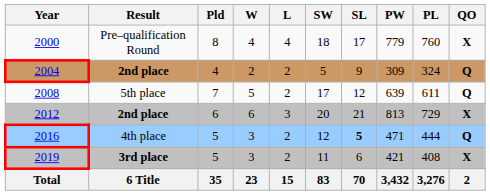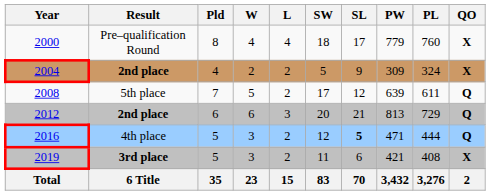(467, 71) Q -> (467, 71) X
(467, 114) X -> (467, 114) Q
